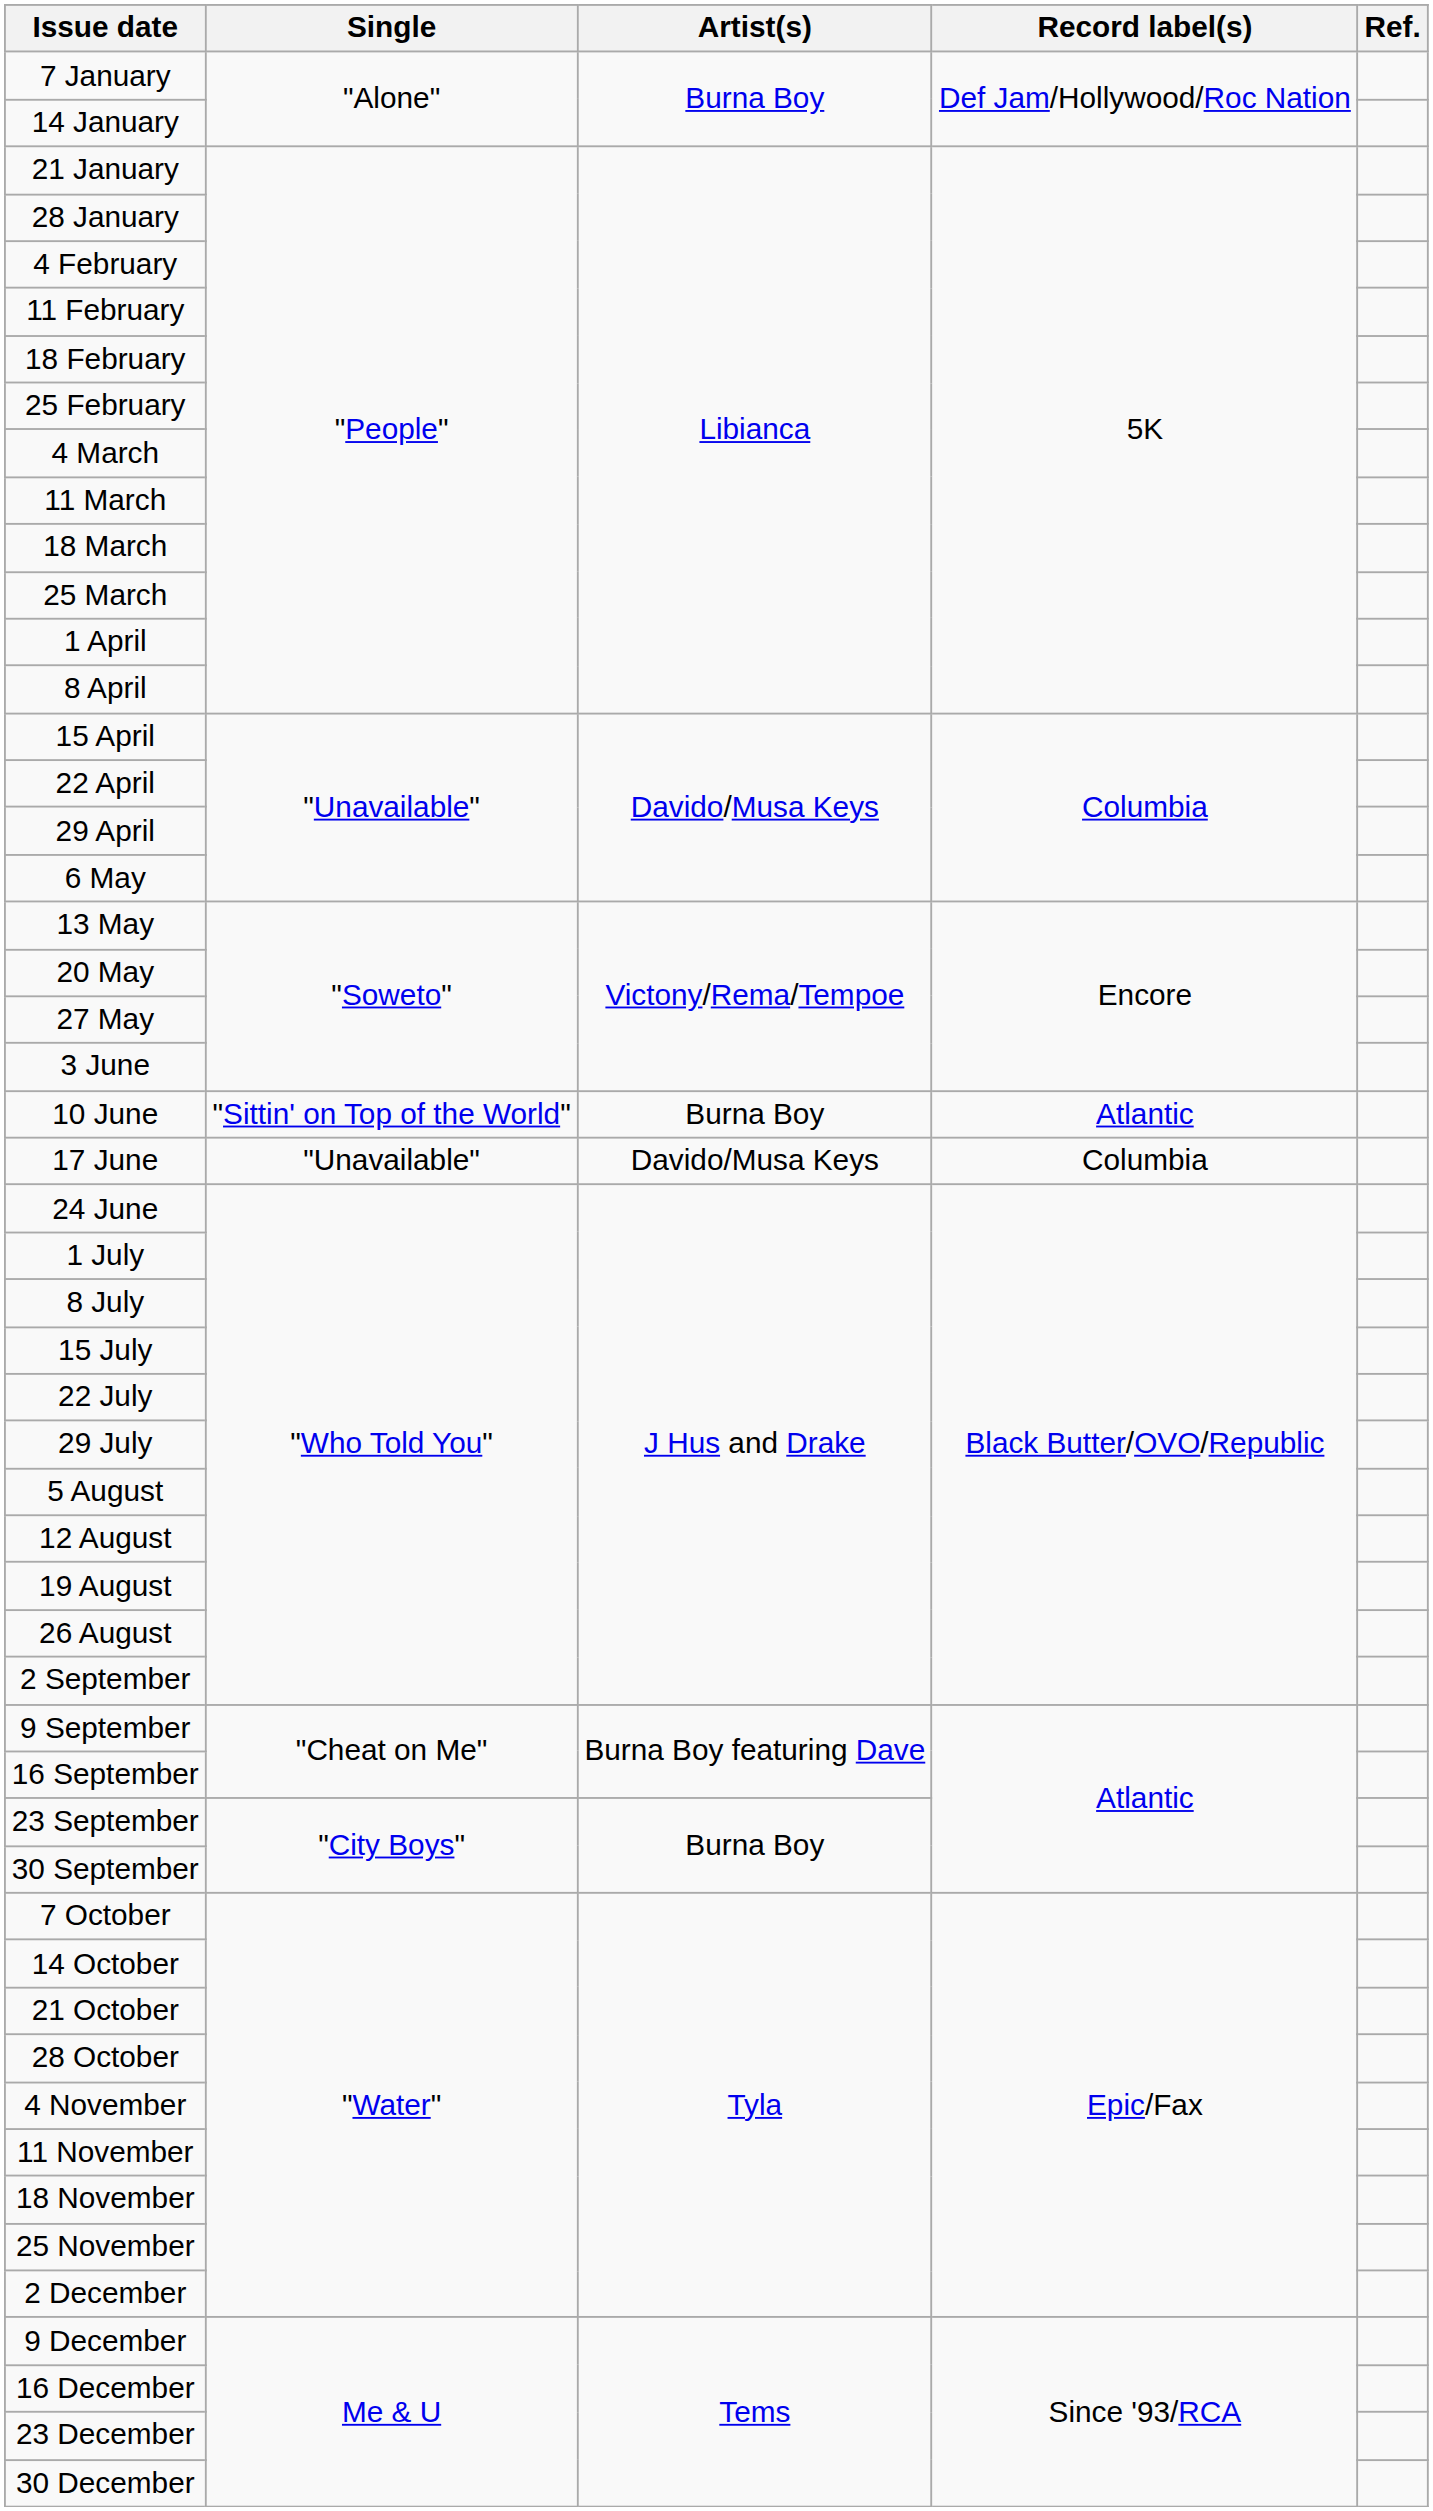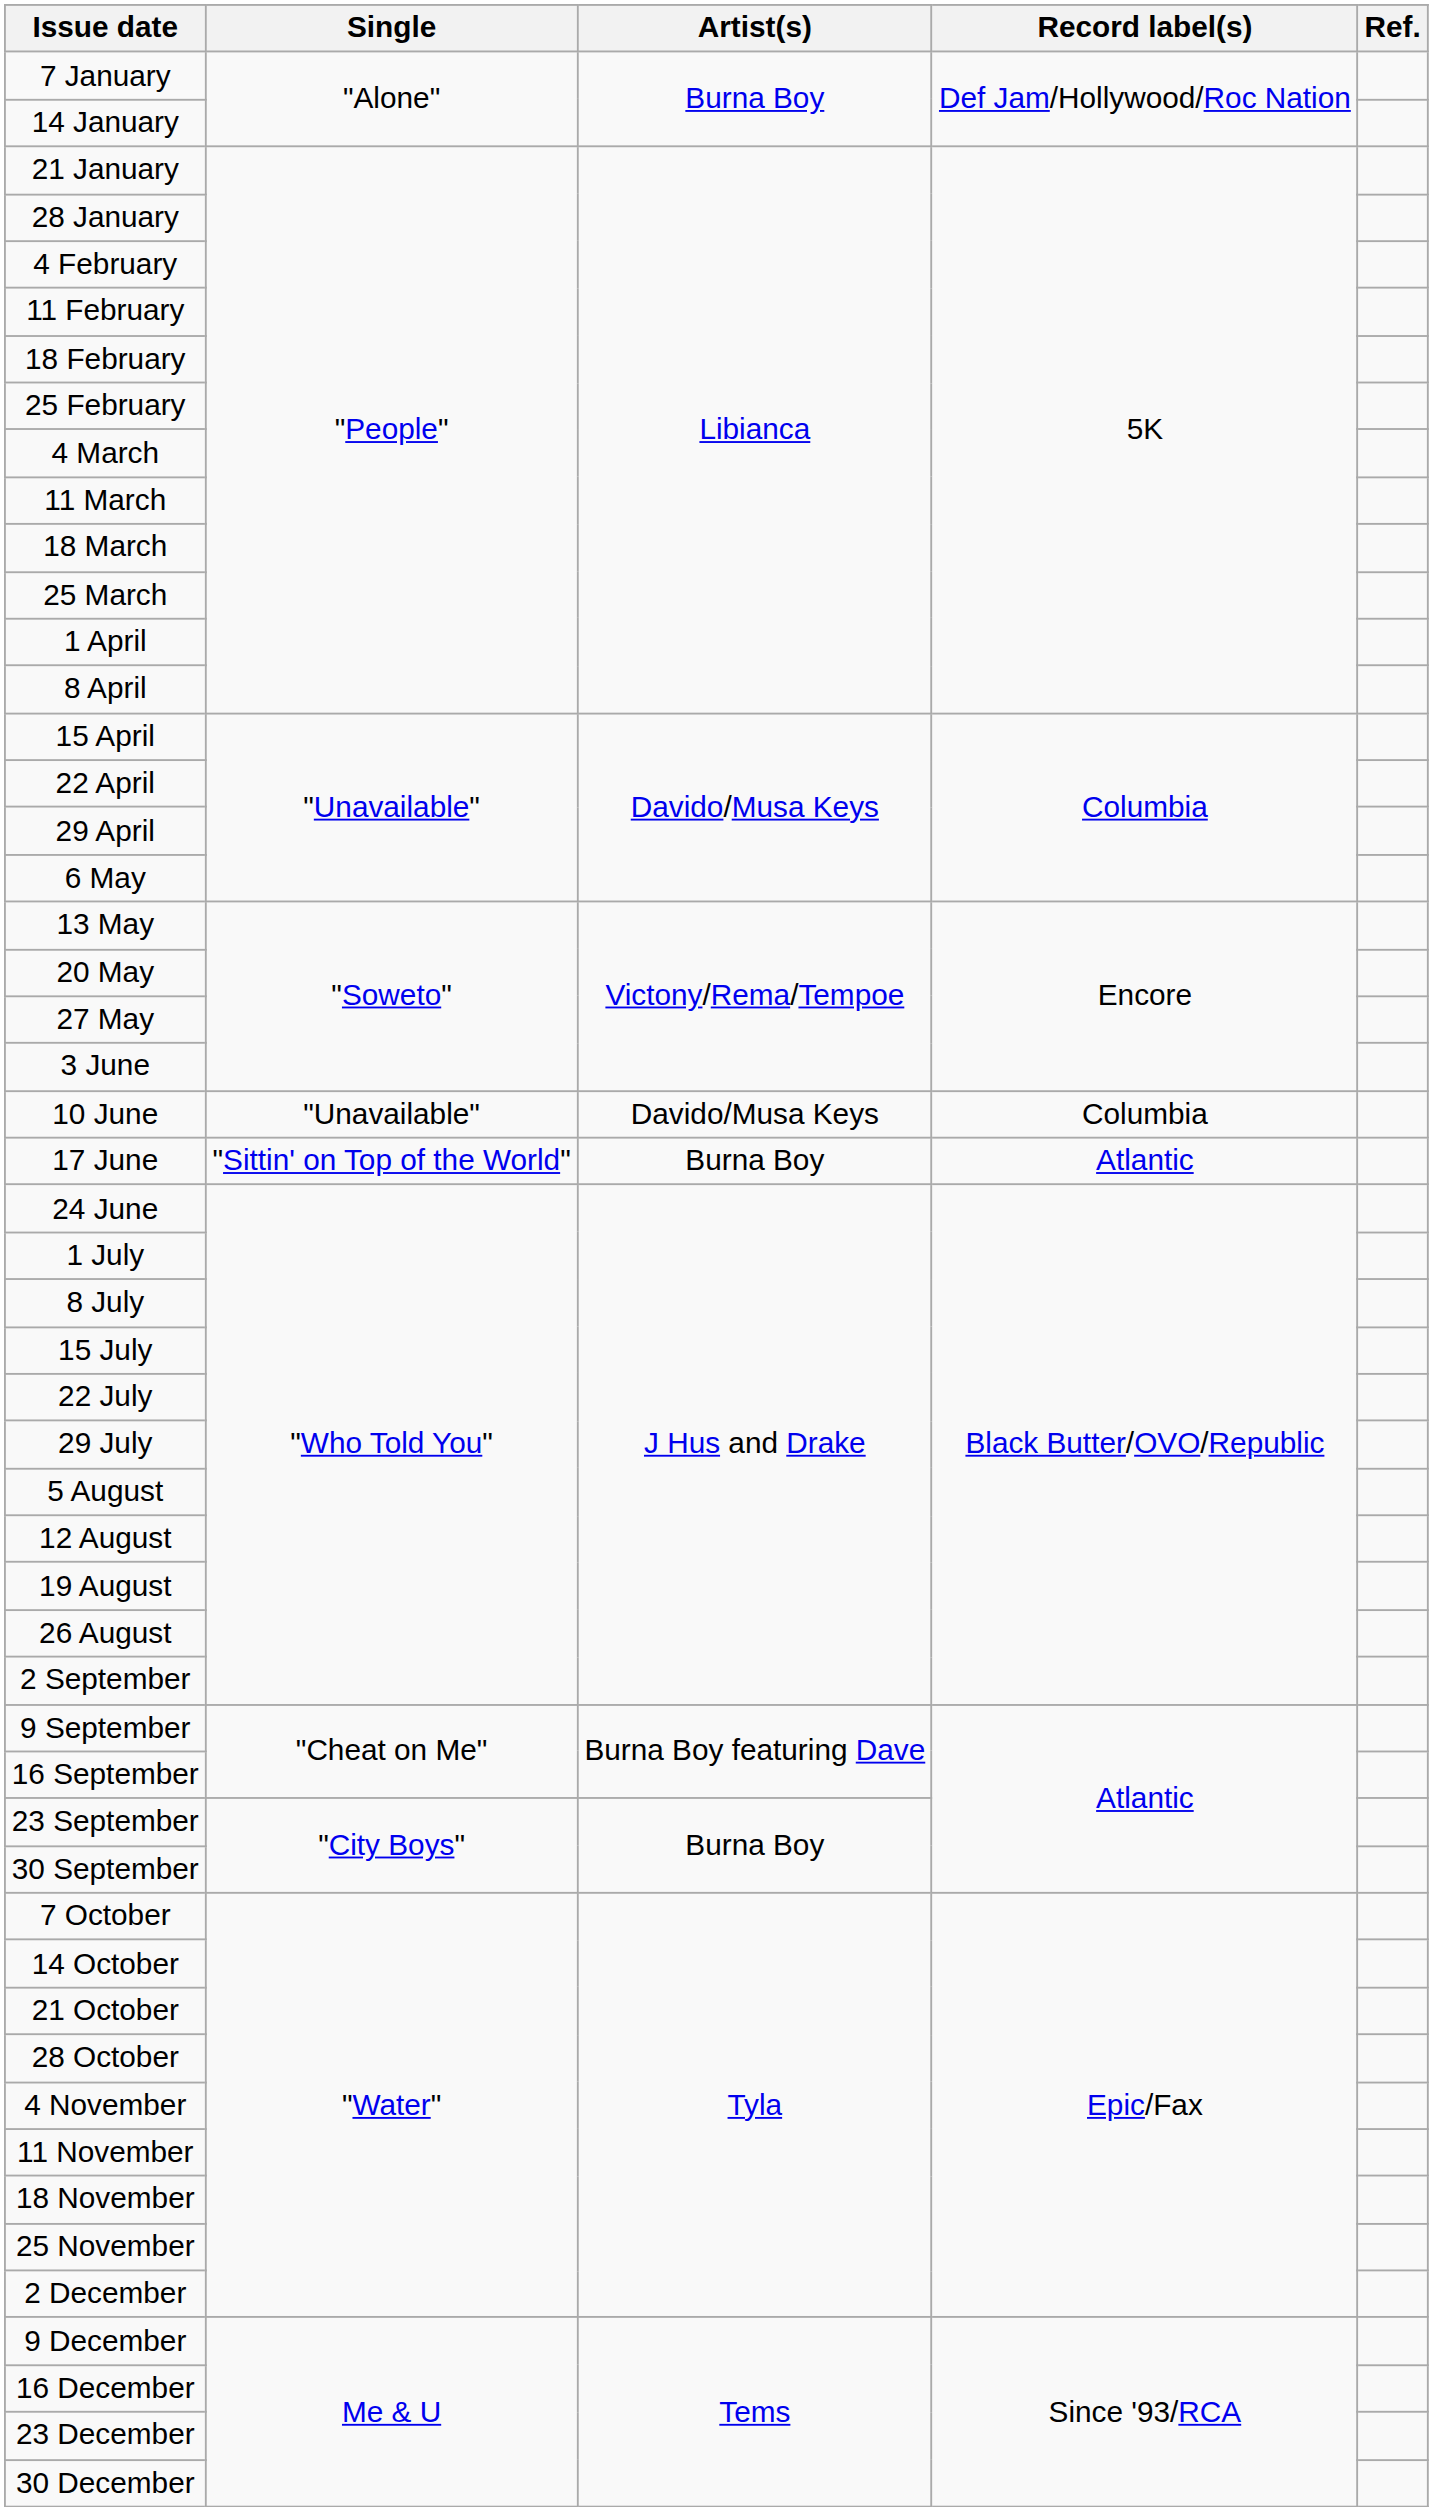(392, 1113) "Sittin' on Top of the World" -> (392, 1113) "Unavailable"
(755, 1113) Burna Boy -> (755, 1113) Davido/Musa Keys
(1145, 1113) Atlantic -> (1145, 1113) Columbia
(392, 1160) "Unavailable" -> (392, 1160) "Sittin' on Top of the World"
(755, 1160) Davido/Musa Keys -> (755, 1160) Burna Boy
(1145, 1160) Columbia -> (1145, 1160) Atlantic
